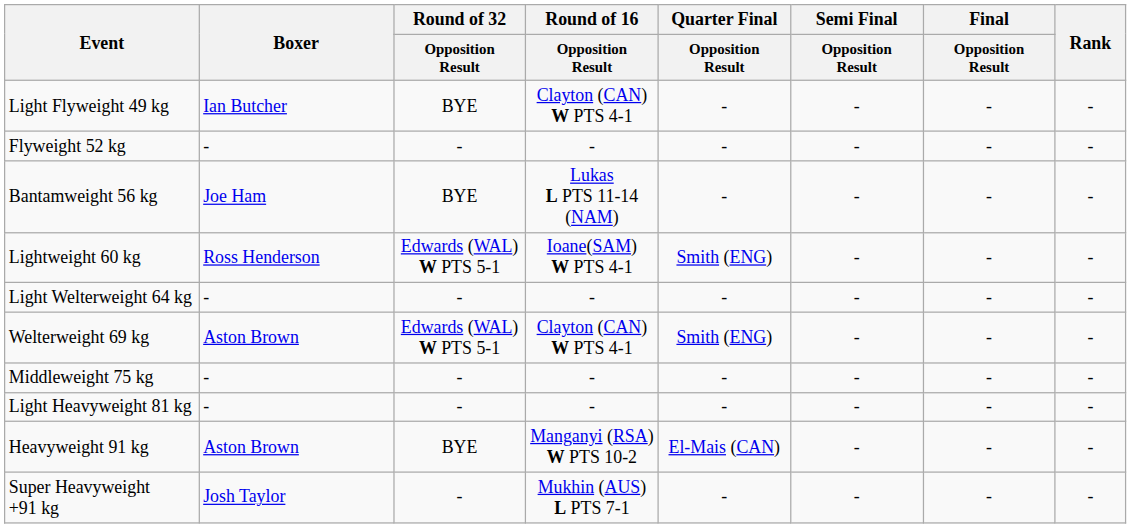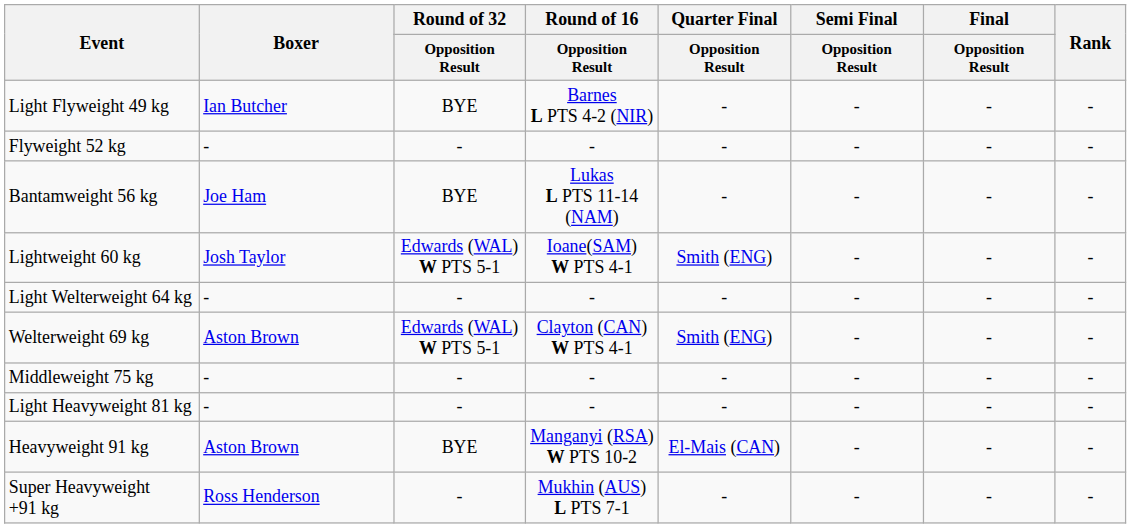(592, 106) Clayton (CAN) W PTS 4-1 -> (592, 106) Barnes L PTS 4-2 (NIR)
(261, 257) Ross Henderson -> (244, 257) Josh Taylor
(244, 497) Josh Taylor -> (261, 497) Ross Henderson
